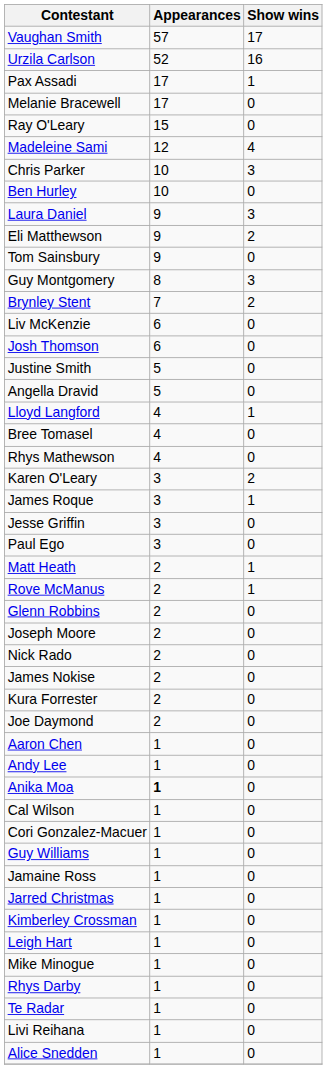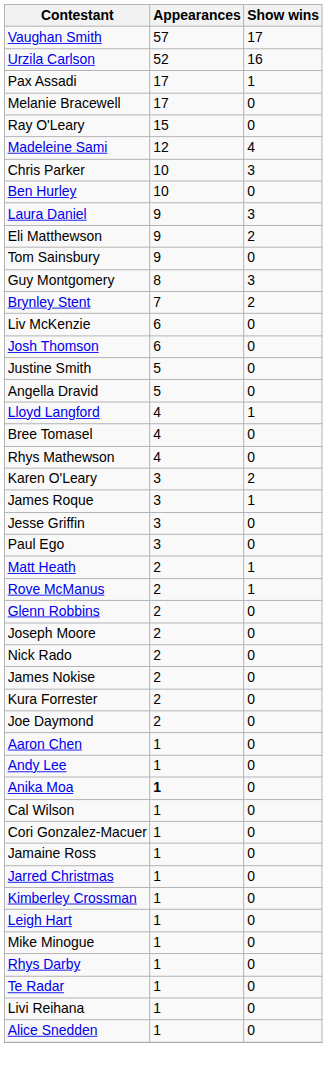- row: (48, 854)
